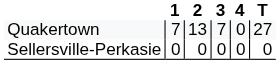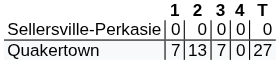rows swapped: (84, 49) <-> (53, 29)
